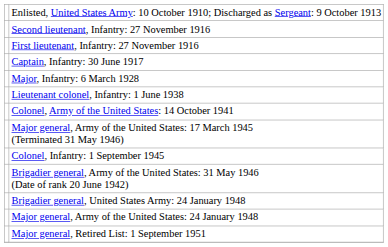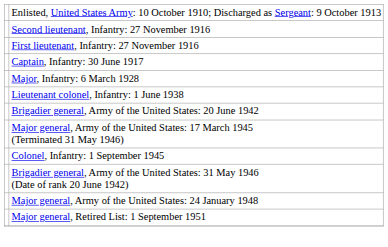- row: (123, 111)
+ row: (135, 111)
- row: (128, 201)
